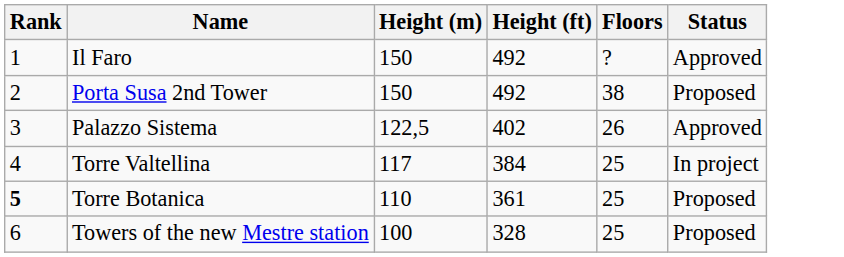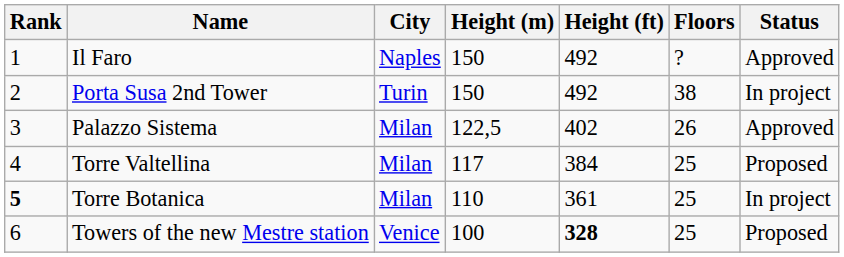+ column: (410, 22)
(714, 92) Proposed -> (788, 92) In project
(716, 163) In project -> (786, 163) Proposed
(714, 198) Proposed -> (788, 198) In project
(509, 233) normal -> (581, 233) bold
